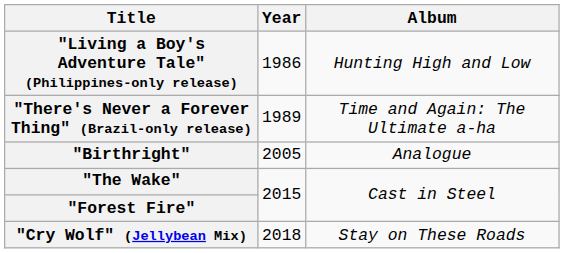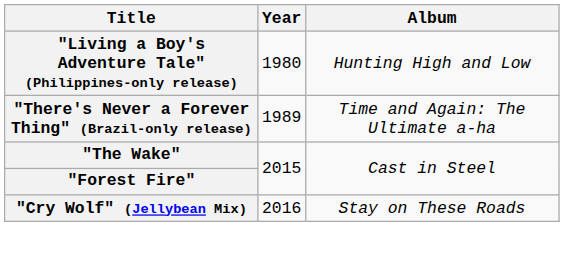(282, 64) 1986 -> (282, 64) 1980
- row: (131, 155)
(282, 235) 2018 -> (282, 208) 2016
